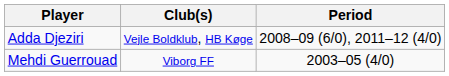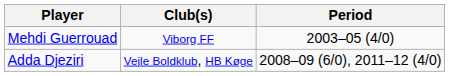rows swapped: (62, 60) <-> (46, 37)
